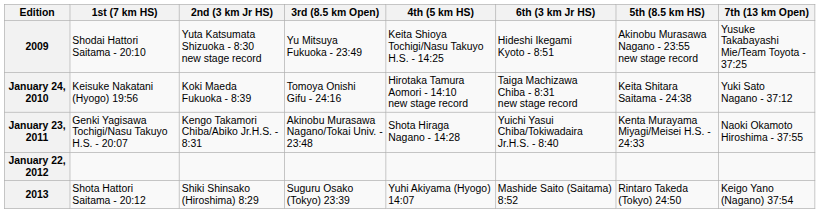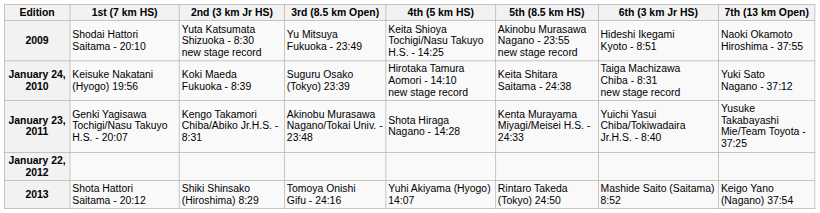columns swapped: (667, 12) <-> (556, 12)
(763, 46) Yusuke Takabayashi Mie/Team Toyota - 37:25 -> (762, 40) Naoki Okamoto Hiroshima - 37:55
(321, 92) Tomoya Onishi Gifu - 24:16 -> (320, 80) Suguru Osako (Tokyo) 23:39
(762, 132) Naoki Okamoto Hiroshima - 37:55 -> (763, 126) Yusuke Takabayashi Mie/Team Toyota - 37:25
(320, 194) Suguru Osako (Tokyo) 23:39 -> (321, 194) Tomoya Onishi Gifu - 24:16
